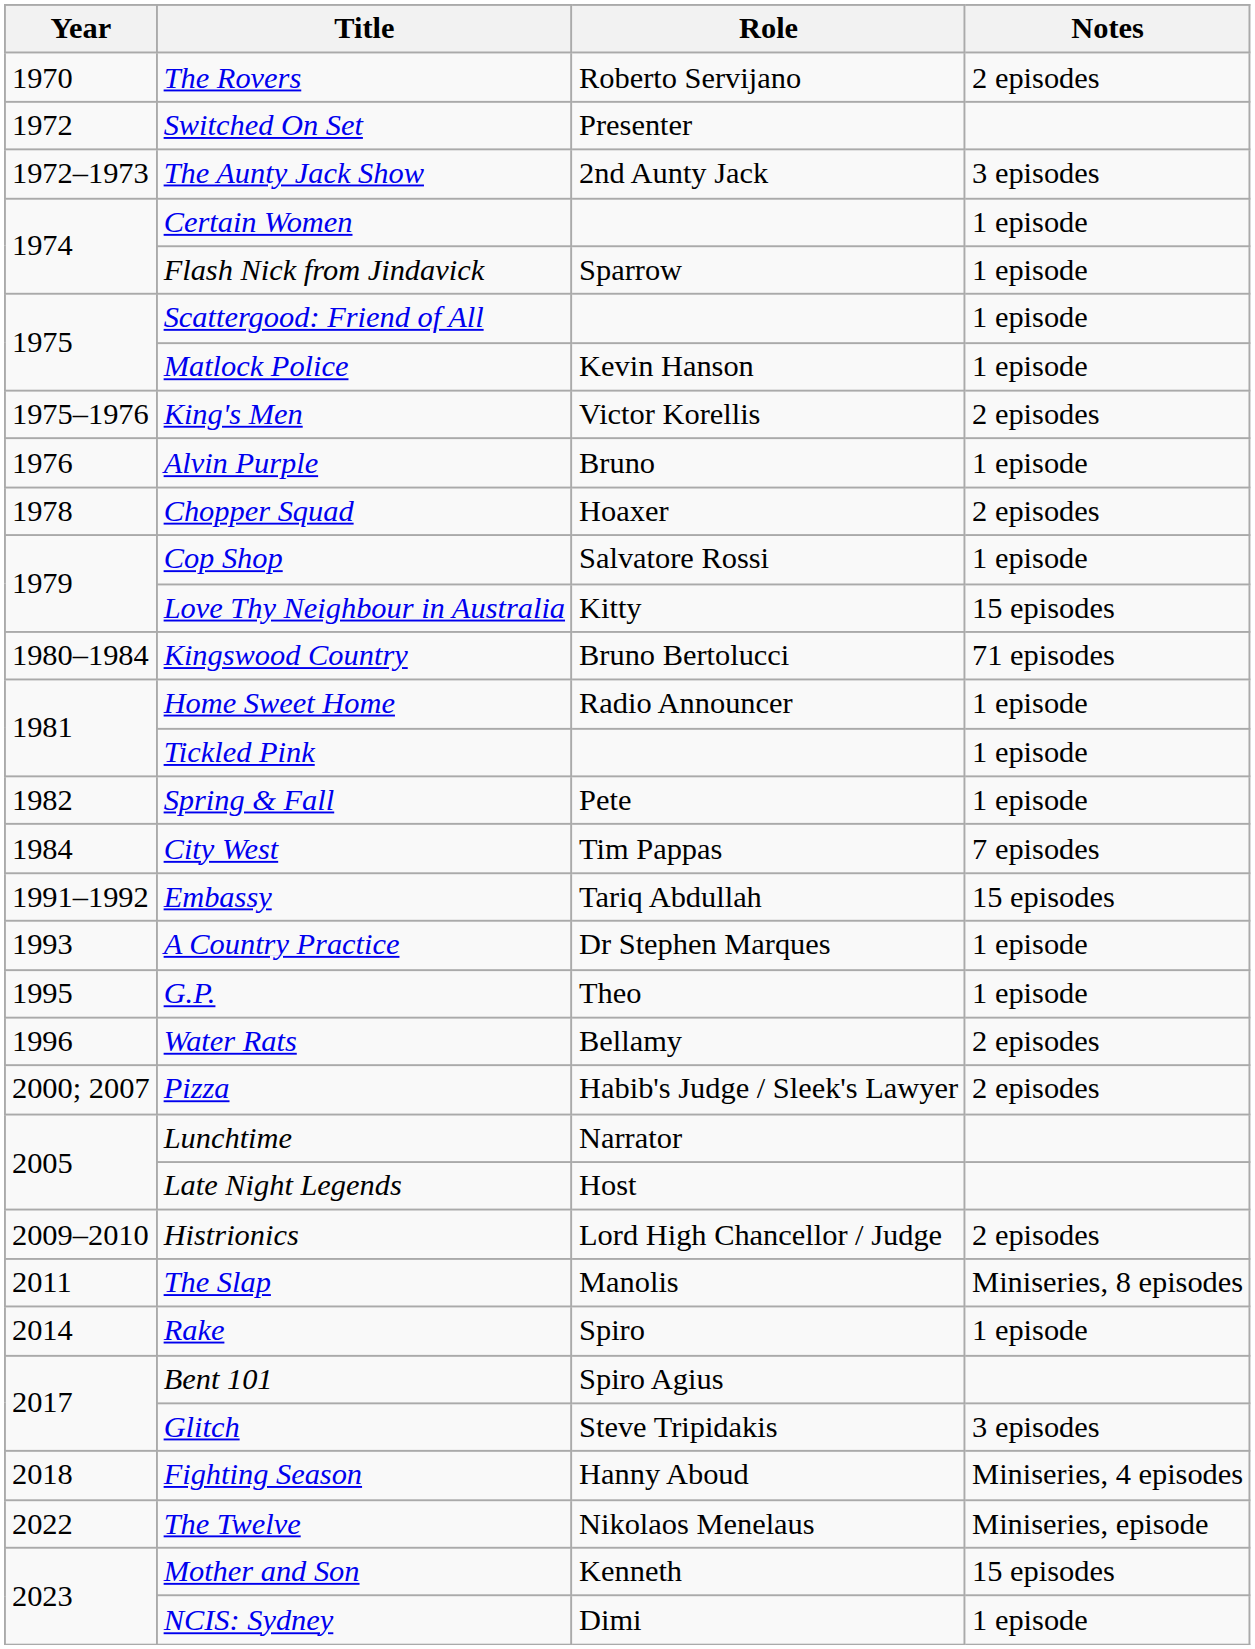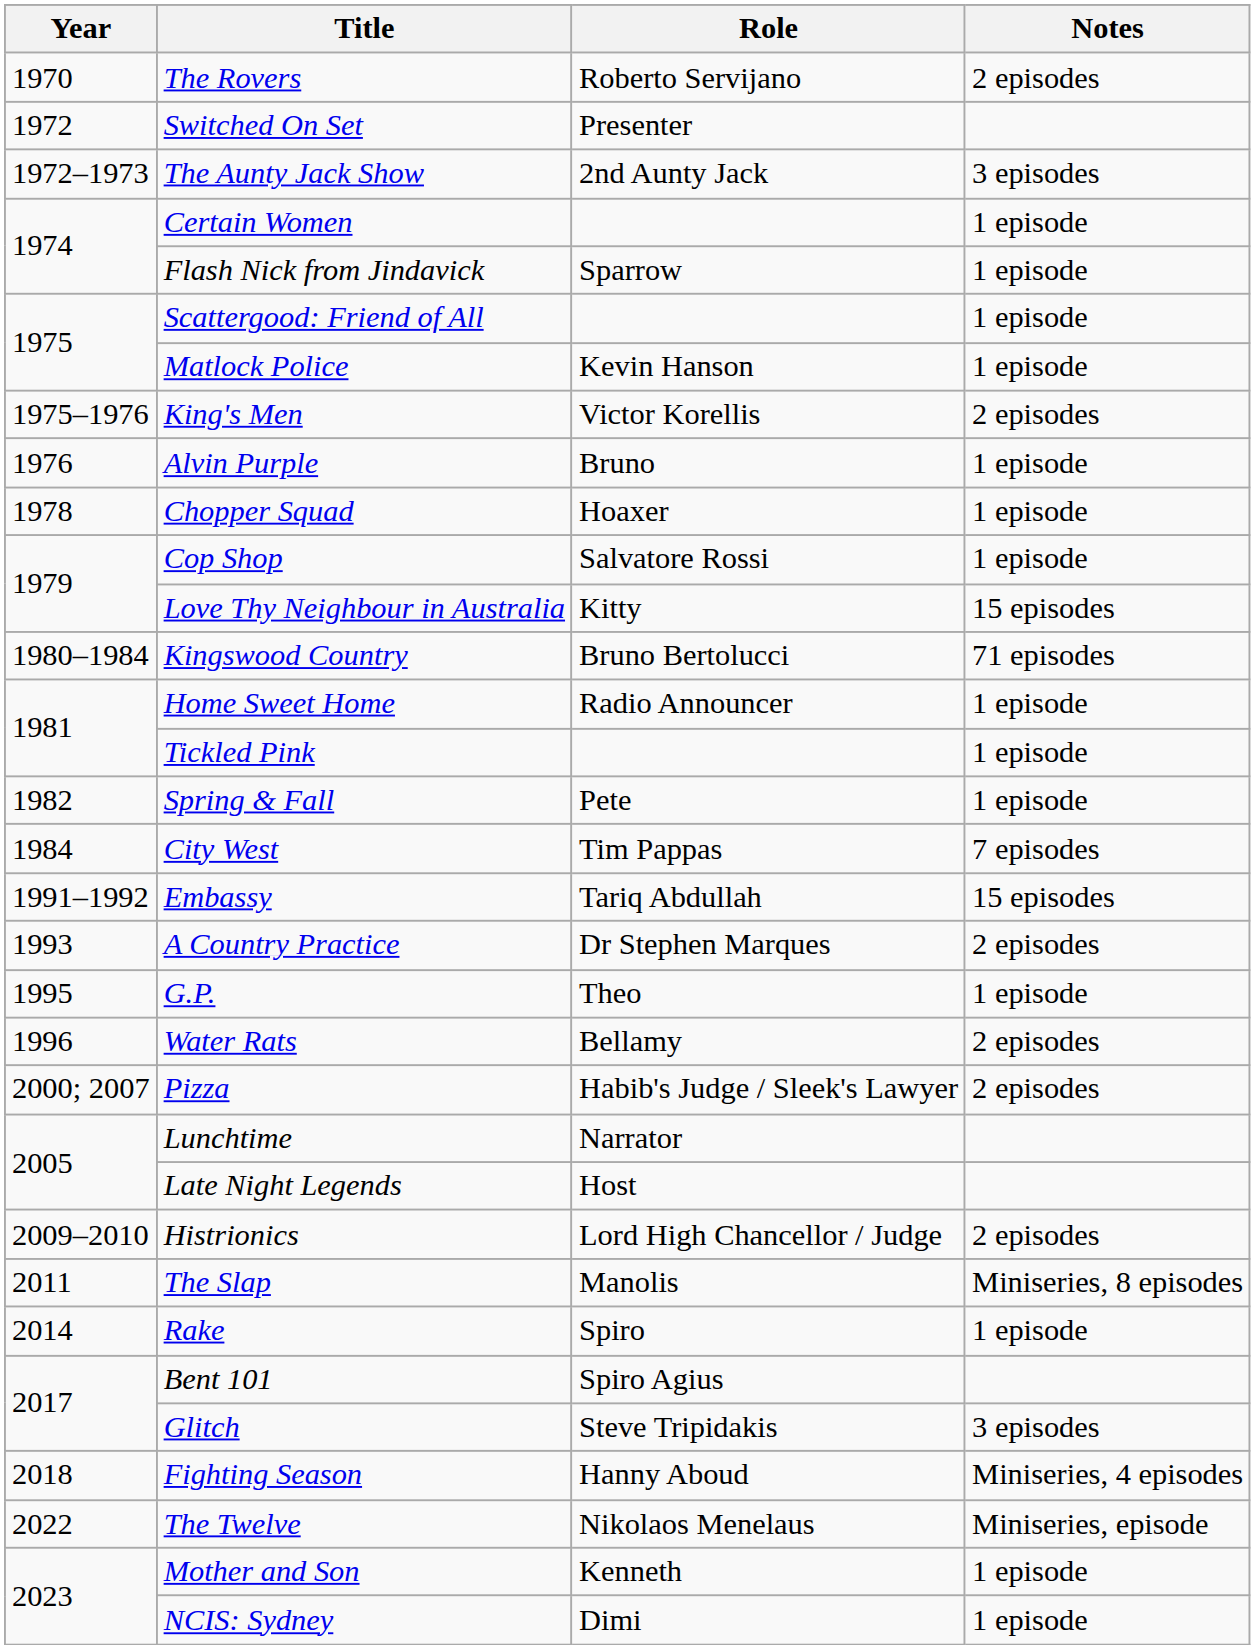(1036, 510) 2 episodes -> (1030, 510) 1 episode
(1030, 944) 1 episode -> (1036, 944) 2 episodes
(1043, 1571) 15 episodes -> (1030, 1571) 1 episode
